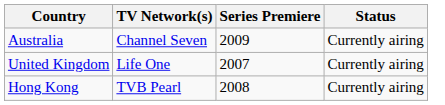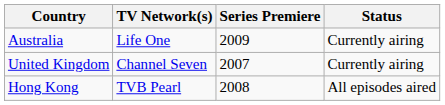(162, 40) Channel Seven -> (143, 40) Life One
(143, 64) Life One -> (162, 64) Channel Seven
(376, 87) Currently airing -> (382, 87) All episodes aired
